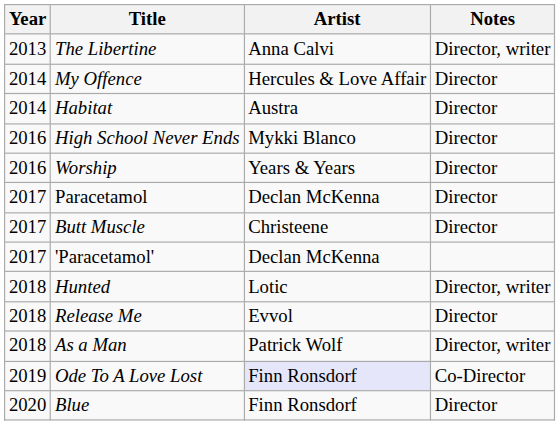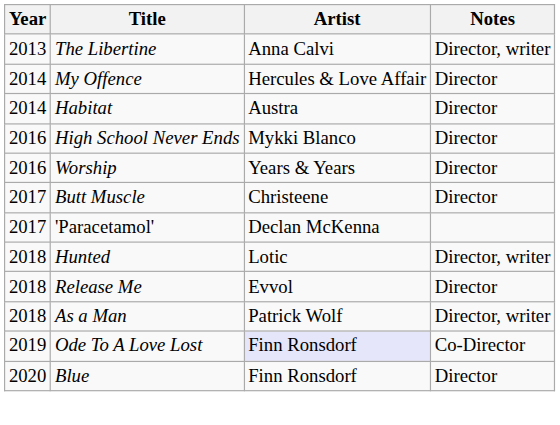- row: (101, 197)
